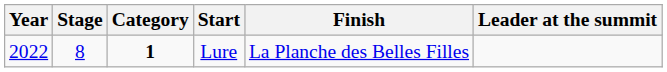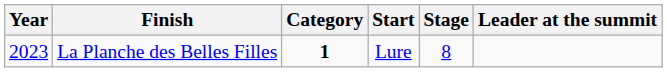columns swapped: (80, 19) <-> (359, 19)
(29, 50) 2022 -> (29, 50) 2023
